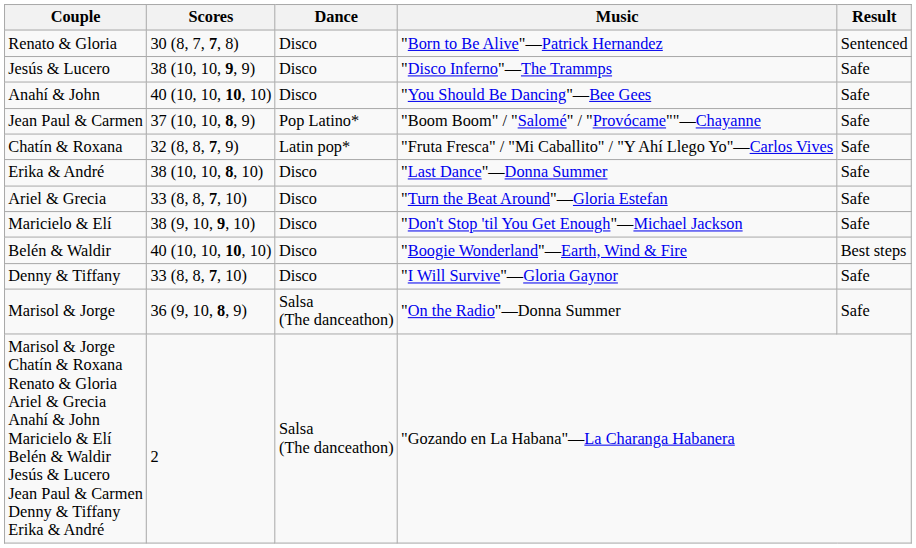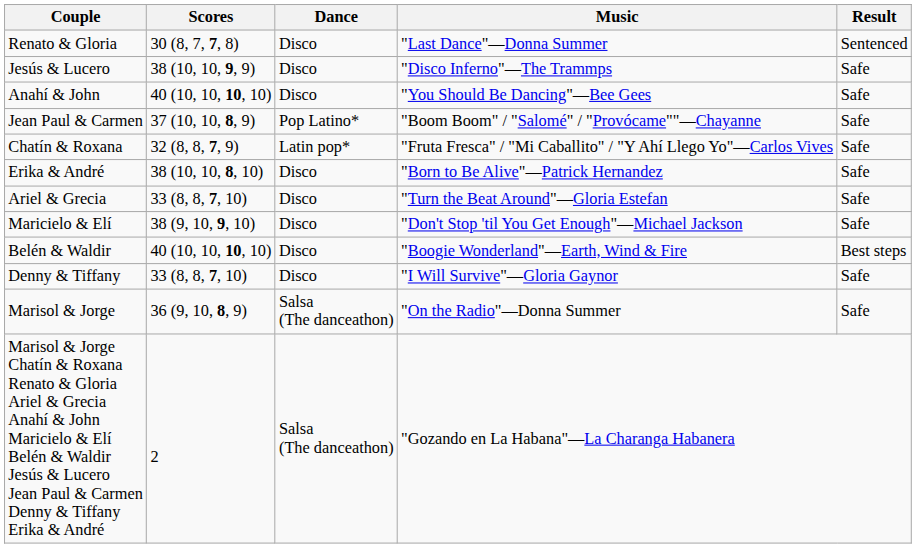(532, 43) "Born to Be Alive"—Patrick Hernandez -> (504, 43) "Last Dance"—Donna Summer
(504, 172) "Last Dance"—Donna Summer -> (532, 172) "Born to Be Alive"—Patrick Hernandez
